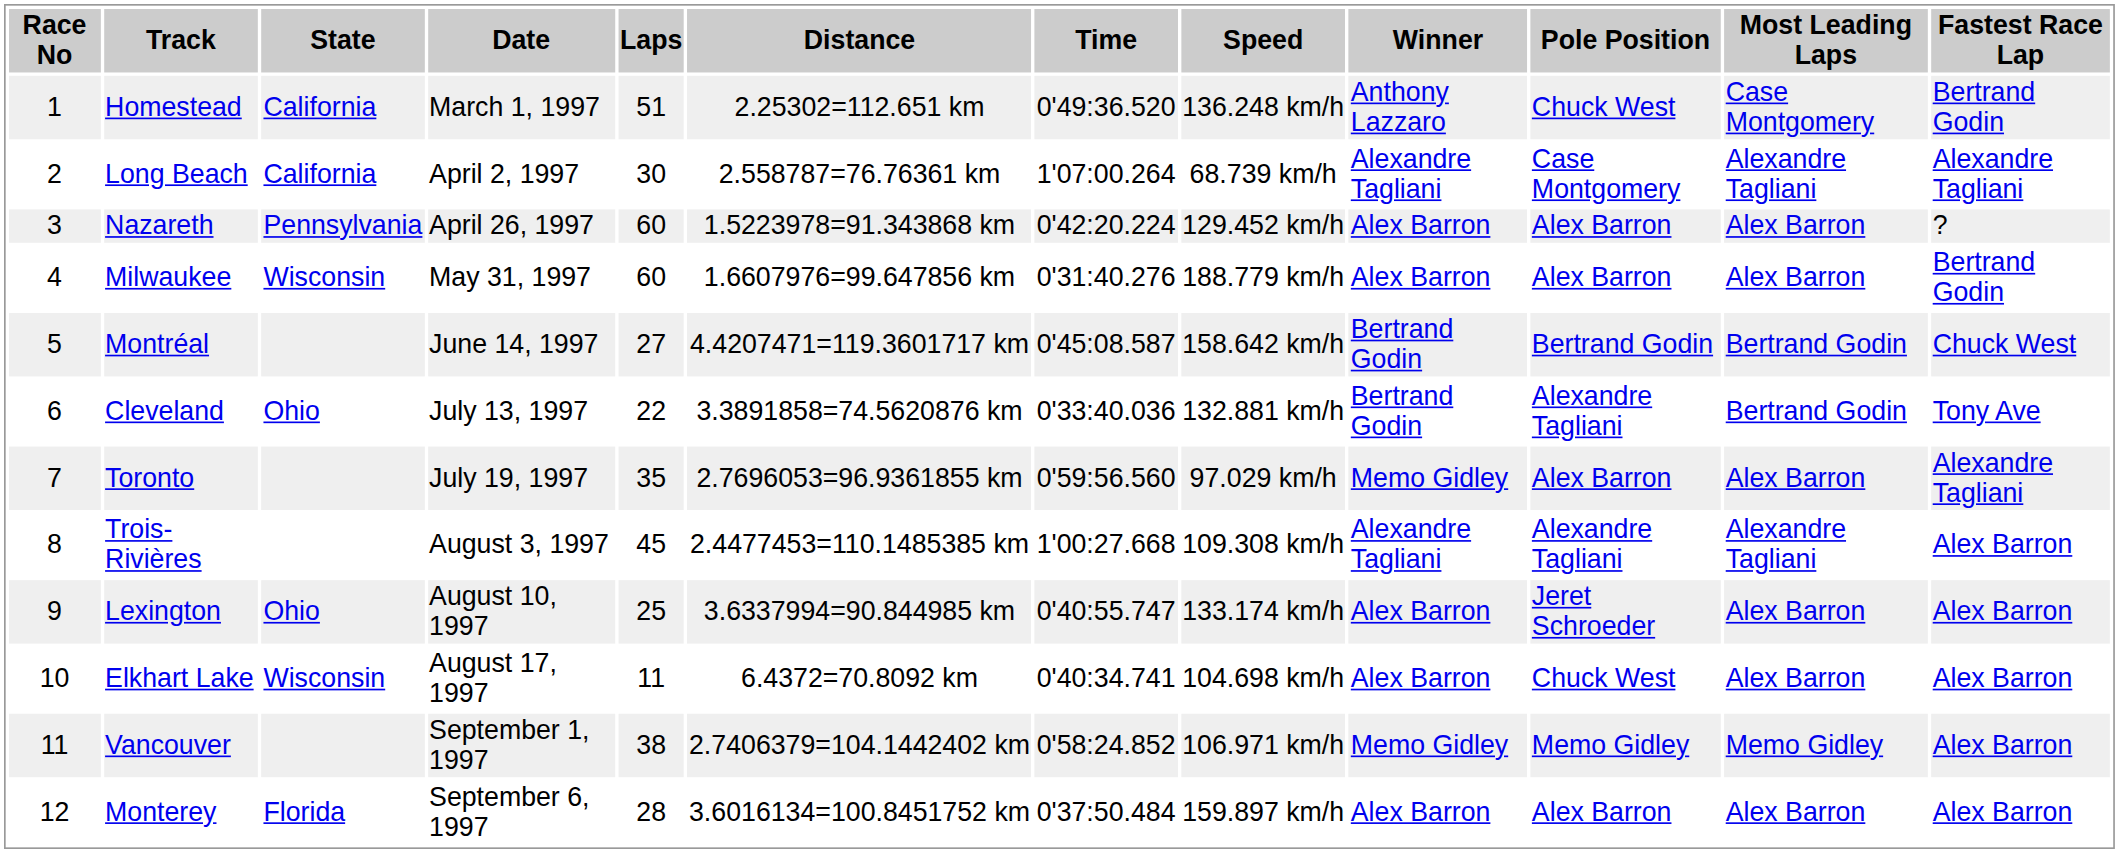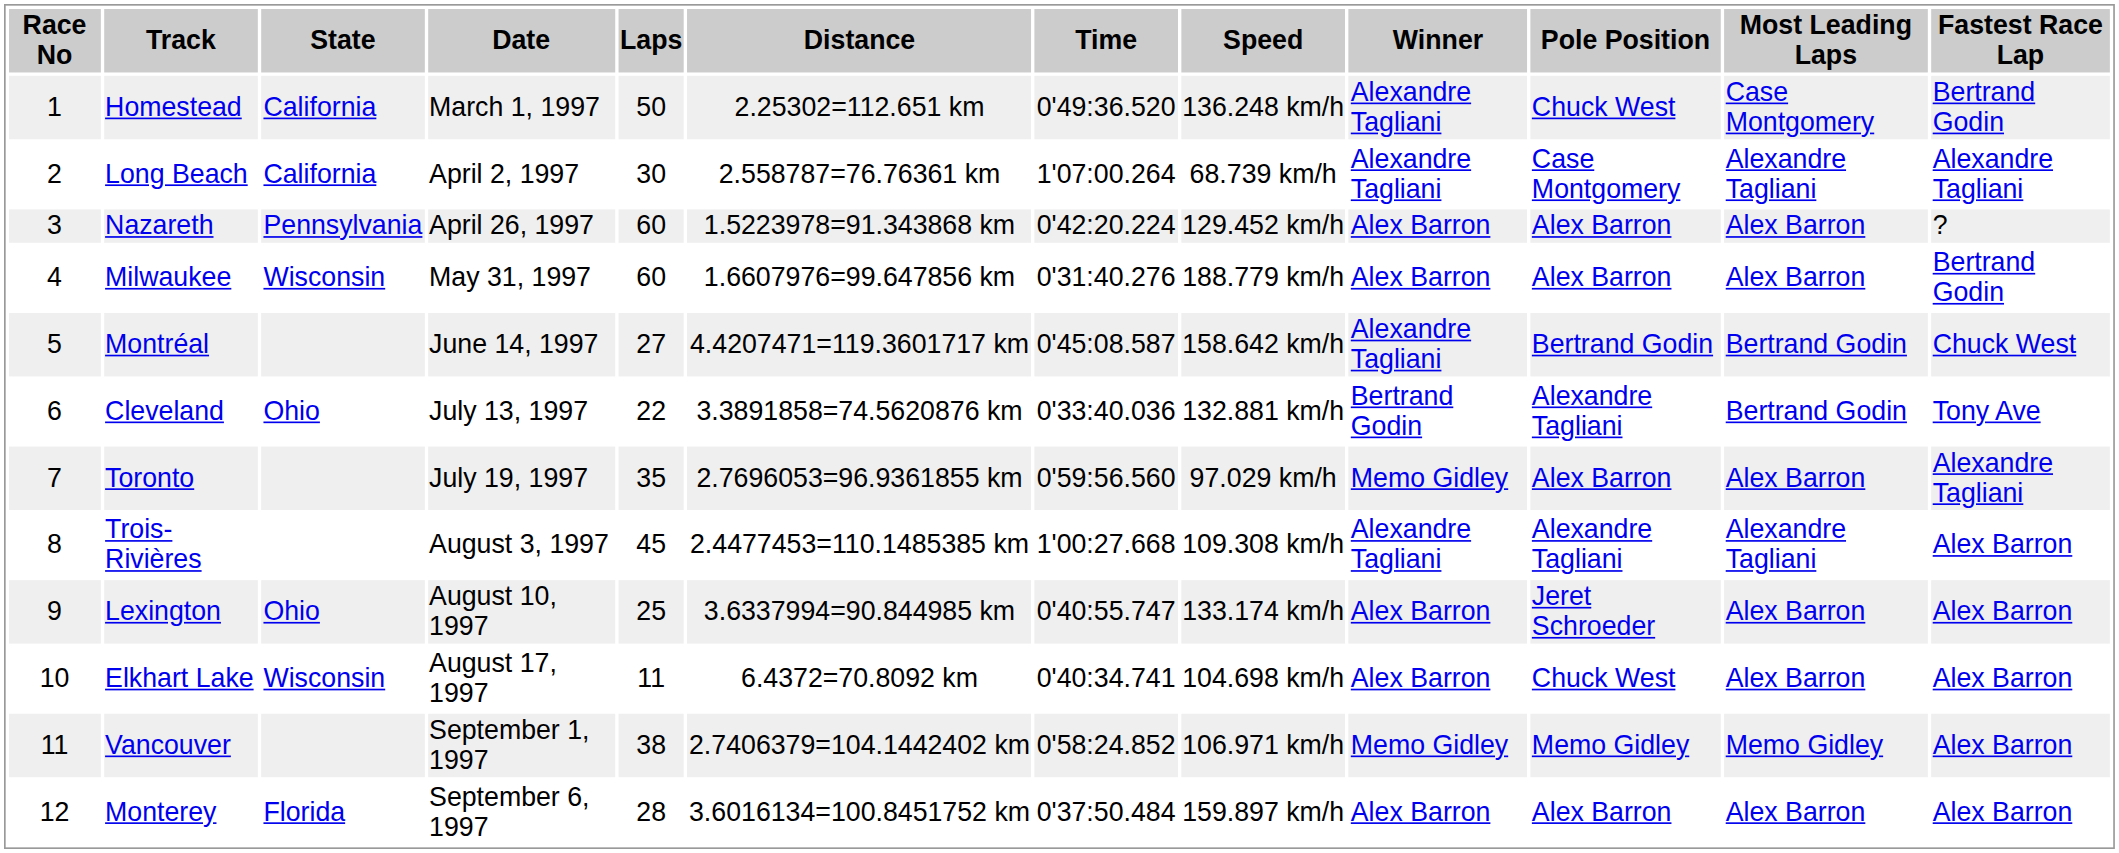(651, 107) 51 -> (651, 107) 50
(1400, 107) Anthony Lazzaro -> (1411, 107) Alexandre Tagliani
(1402, 344) Bertrand Godin -> (1411, 344) Alexandre Tagliani
